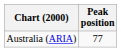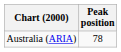(98, 39) 77 -> (98, 39) 78
